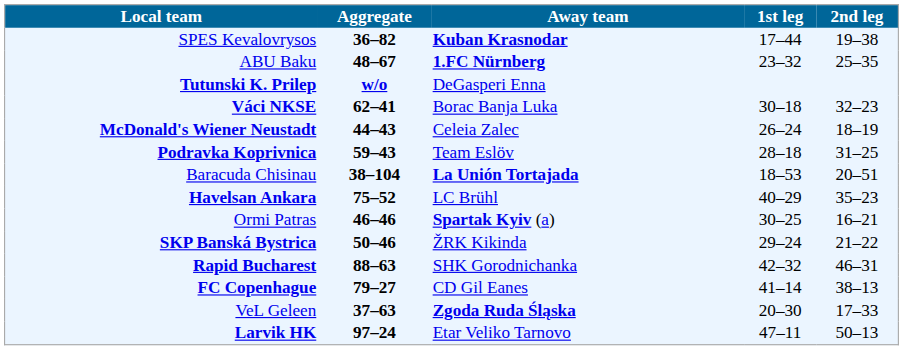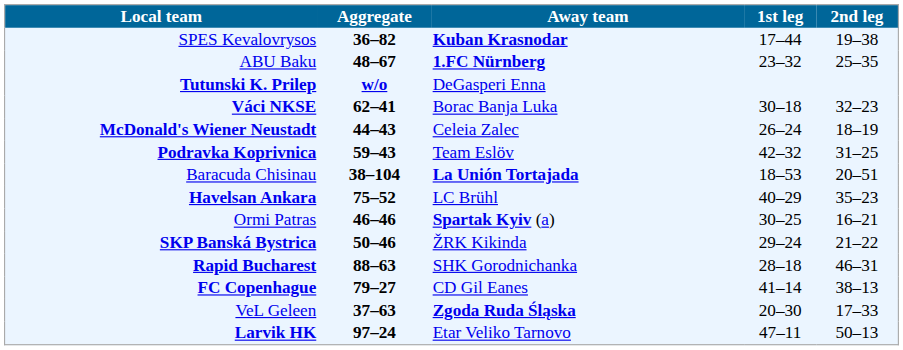(780, 151) 28–18 -> (780, 151) 42–32
(780, 264) 42–32 -> (780, 264) 28–18
